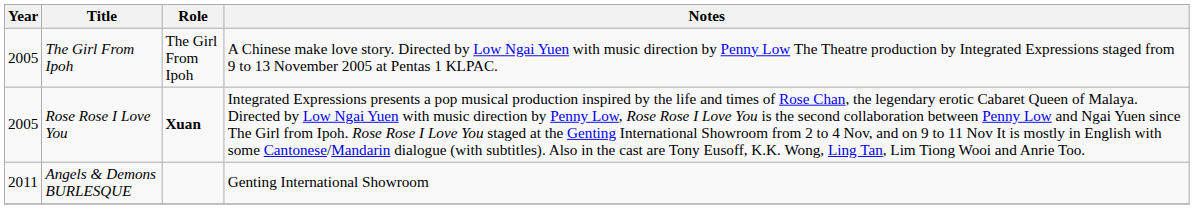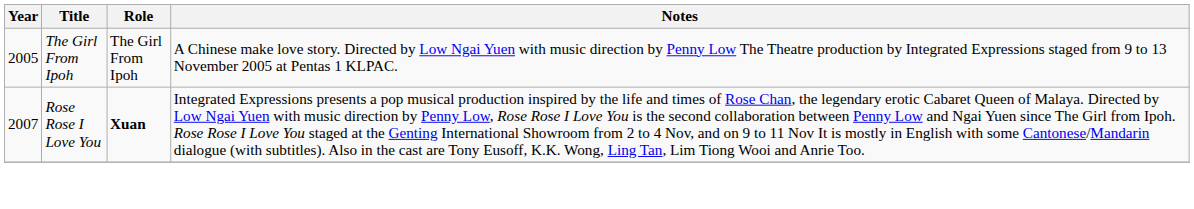(23, 124) 2005 -> (23, 124) 2007
- row: (101, 182)
